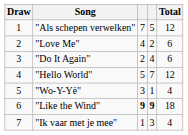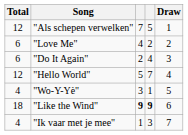columns swapped: (19, 12) <-> (170, 12)
